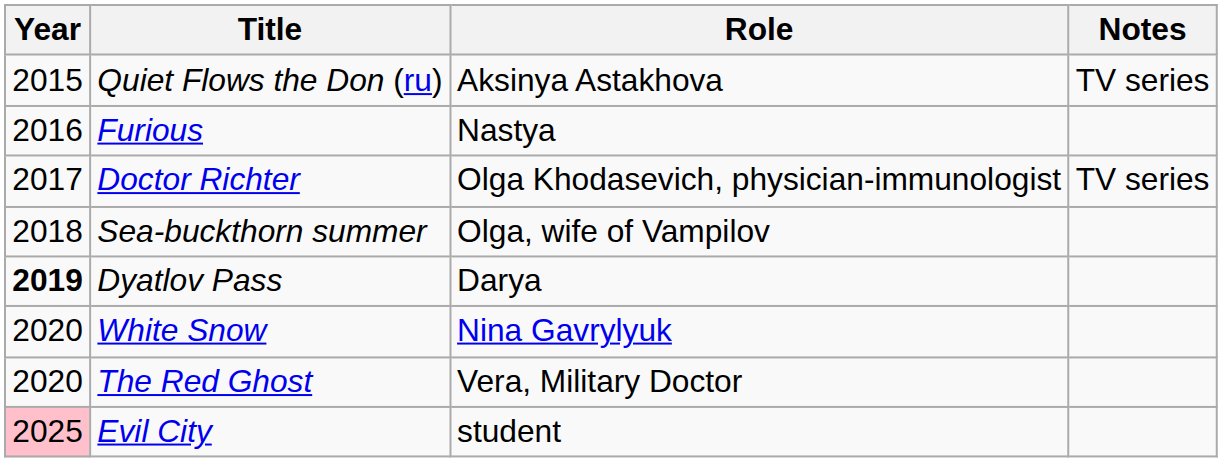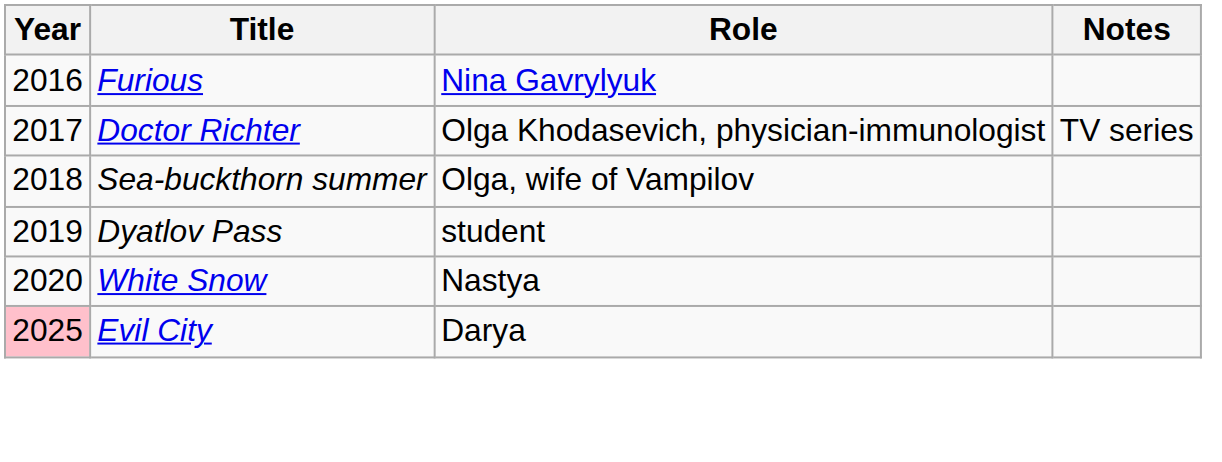- row: (270, 79)
(506, 130) Nastya -> (549, 79) Nina Gavrylyuk
(48, 280) bold -> (48, 230) normal
(499, 280) Darya -> (493, 230) student
(564, 331) Nina Gavrylyuk -> (491, 280) Nastya
- row: (205, 381)
(509, 431) student -> (484, 331) Darya
